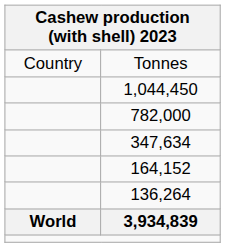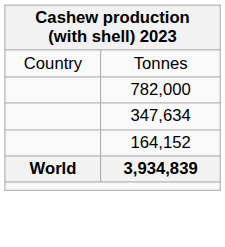- row: (161, 89)
- row: (161, 195)
